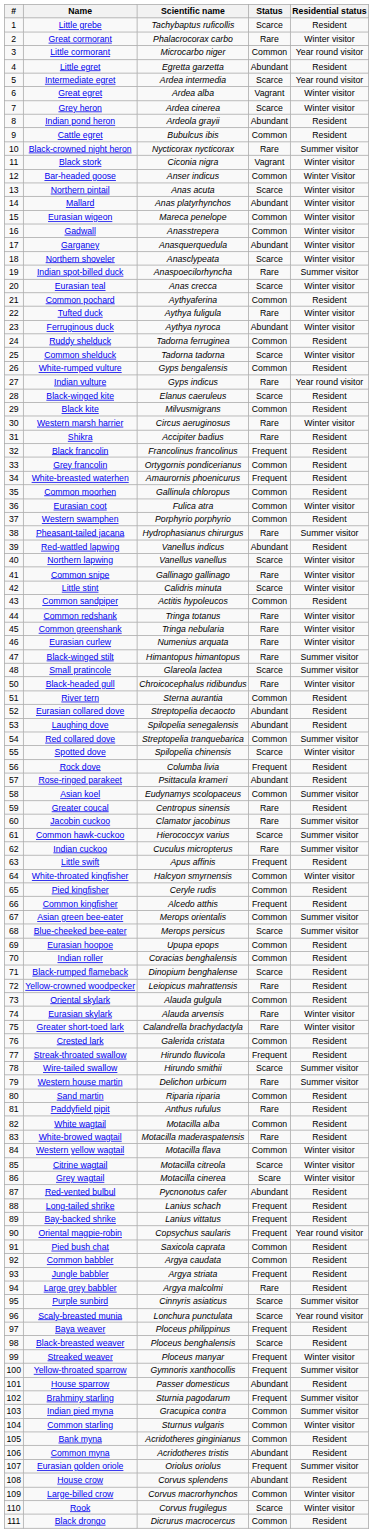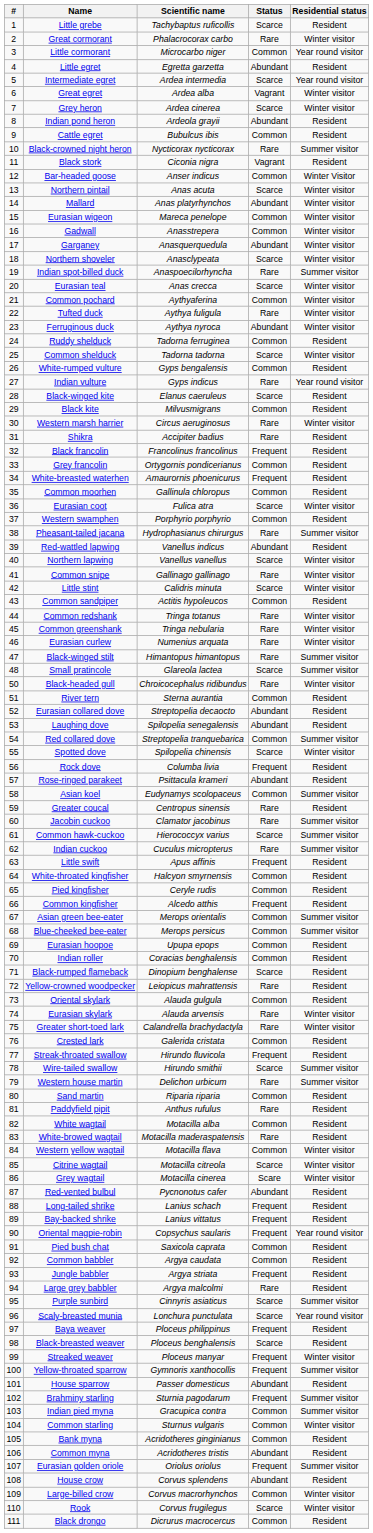(329, 162) Winter visitor -> (329, 162) Resident
(329, 300) Resident -> (329, 300) Winter visitor
(269, 505) Common -> (269, 505) Scarce
(329, 876) Winter visitor -> (329, 876) Resident
(269, 931) Scarce -> (269, 931) Common
